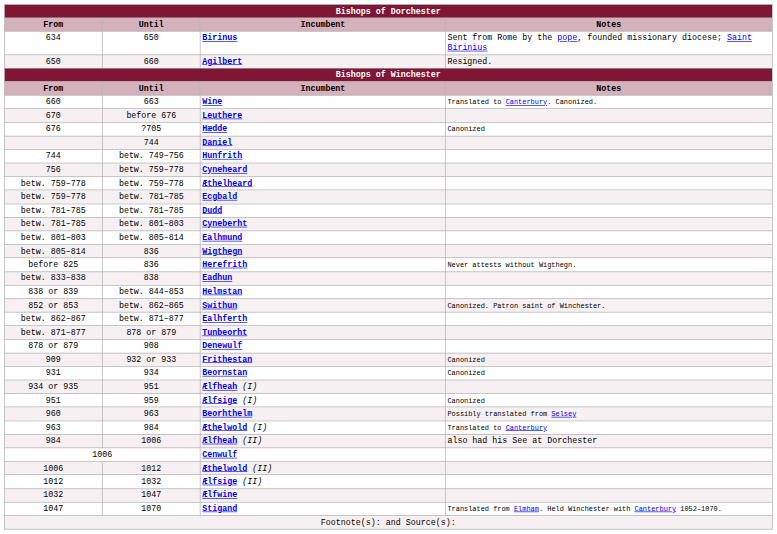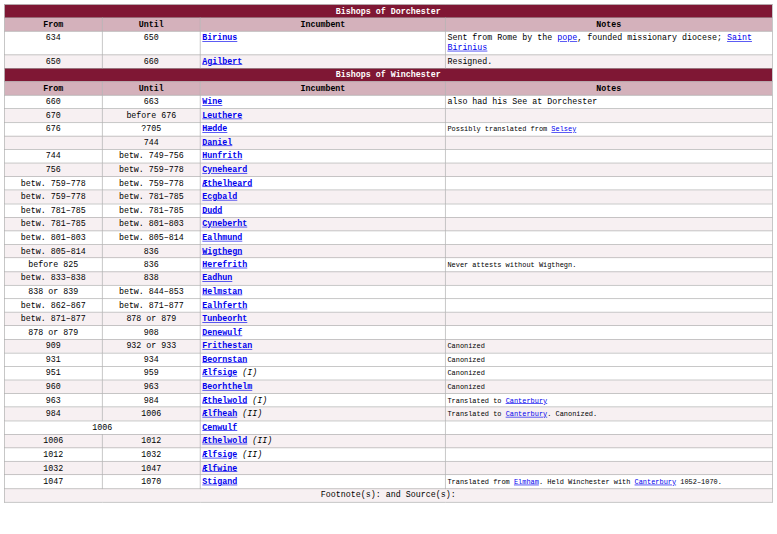(522, 102) Translated to Canterbury. Canonized. -> (522, 102) also had his See at Dorchester
(466, 129) Canonized -> (512, 129) Possibly translated from Selsey
- row: (220, 305)
- row: (230, 387)
(512, 414) Possibly translated from Selsey -> (466, 387) Canonized
(522, 441) also had his See at Dorchester -> (522, 414) Translated to Canterbury. Canonized.
